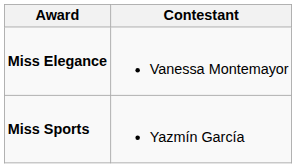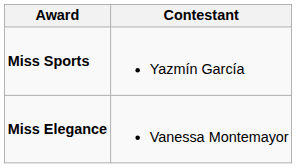rows swapped: (57, 61) <-> (49, 129)
